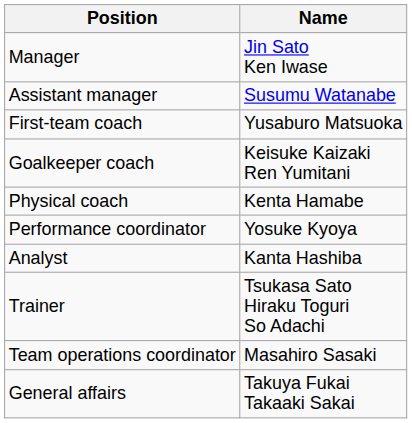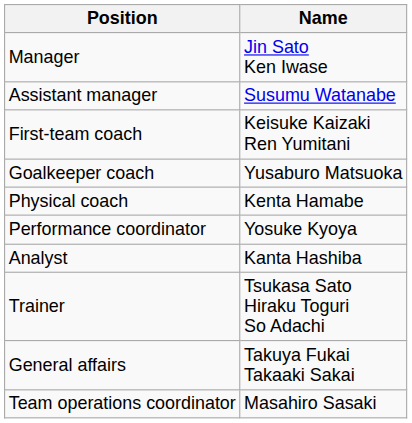(323, 124) Yusaburo Matsuoka -> (307, 134) Keisuke Kaizaki Ren Yumitani
(307, 162) Keisuke Kaizaki Ren Yumitani -> (323, 172) Yusaburo Matsuoka
rows swapped: (122, 355) <-> (67, 393)
